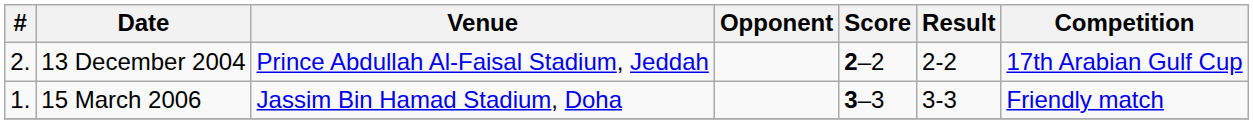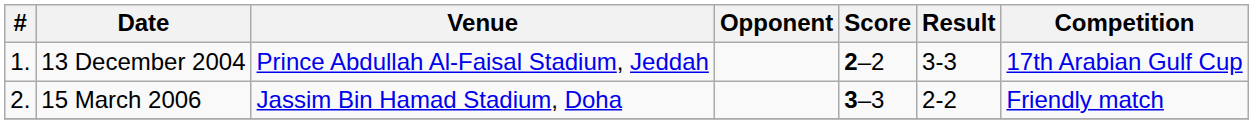(20, 61) 2. -> (20, 61) 1.
(939, 61) 2-2 -> (939, 61) 3-3
(20, 99) 1. -> (20, 99) 2.
(939, 99) 3-3 -> (939, 99) 2-2
